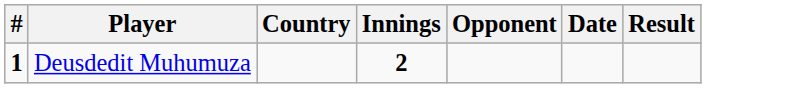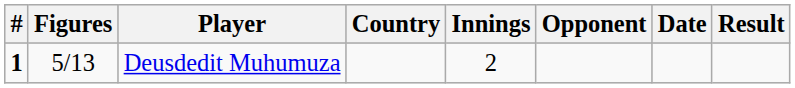+ column: (73, 23)
(401, 62) bold -> (491, 62) normal
